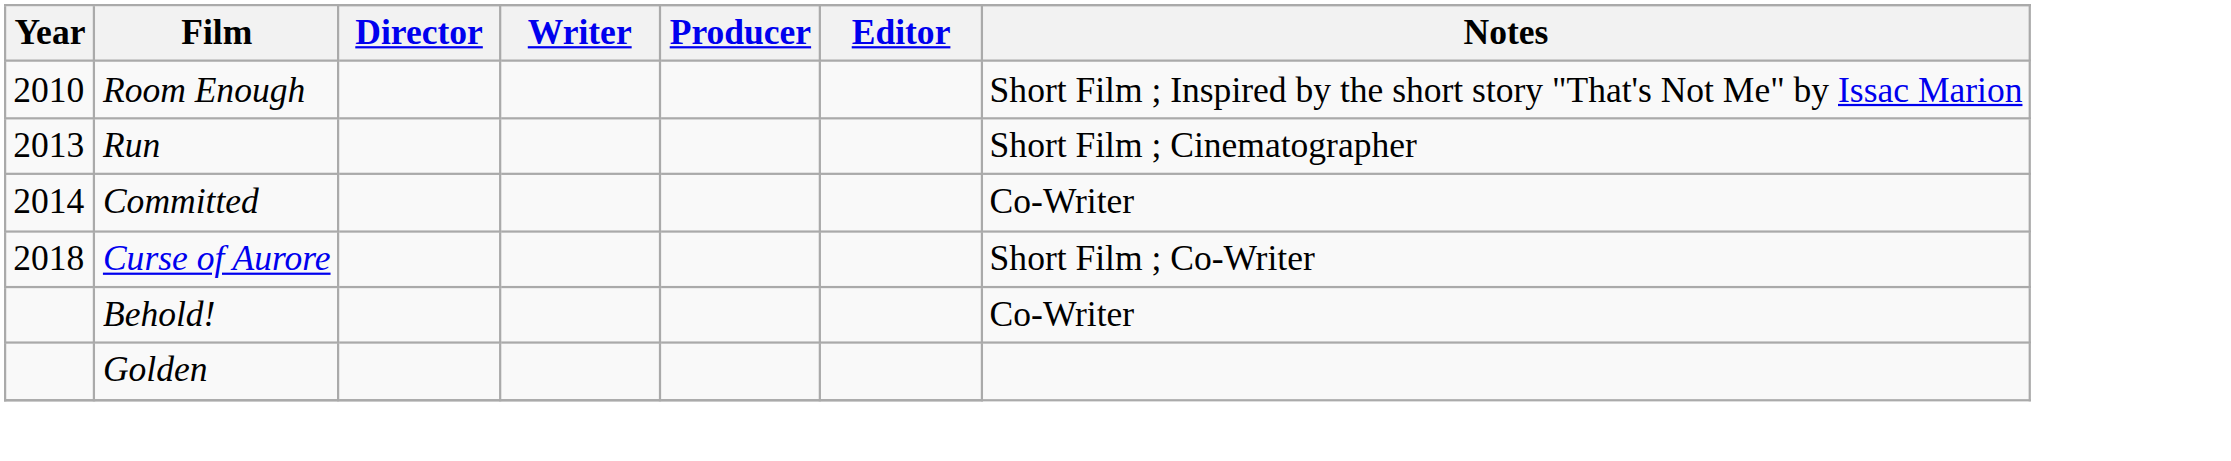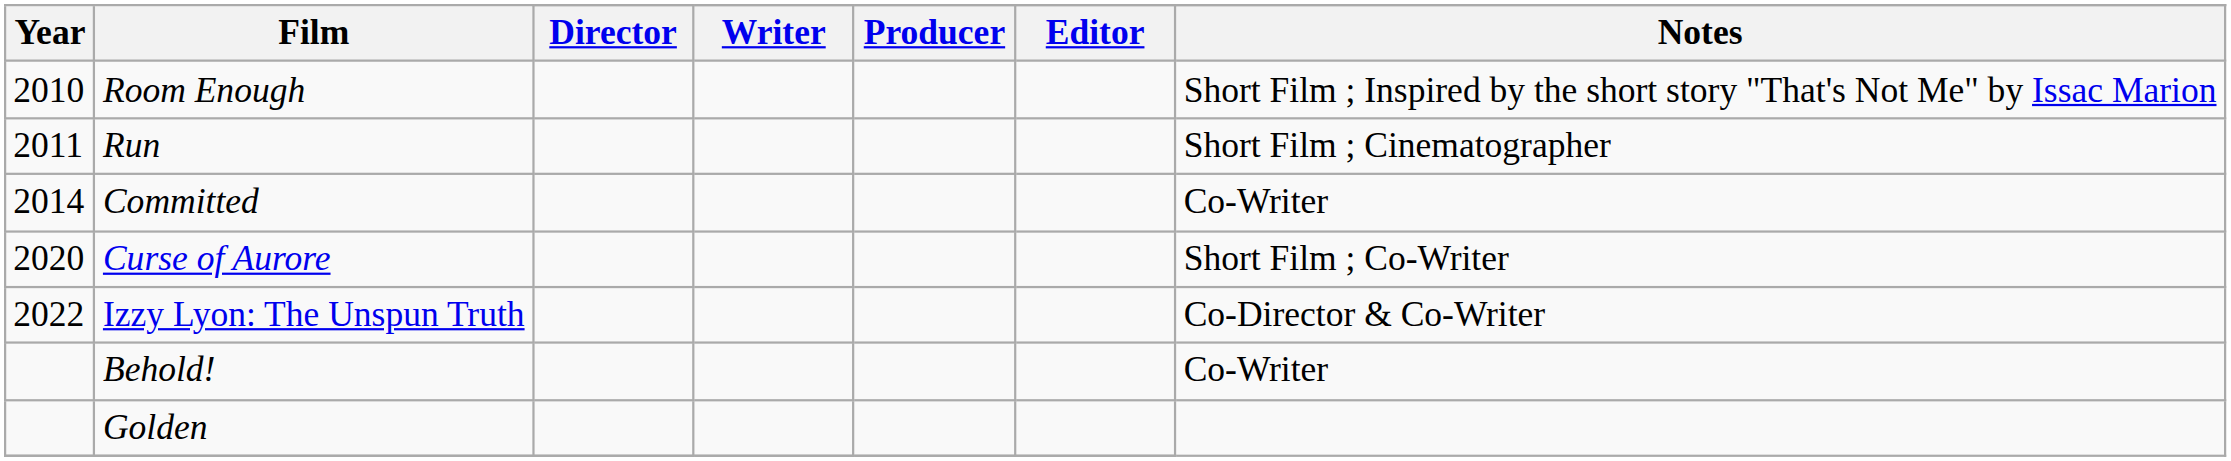(49, 145) 2013 -> (48, 145) 2011
(49, 257) 2018 -> (49, 257) 2020
+ row: (314, 314)
